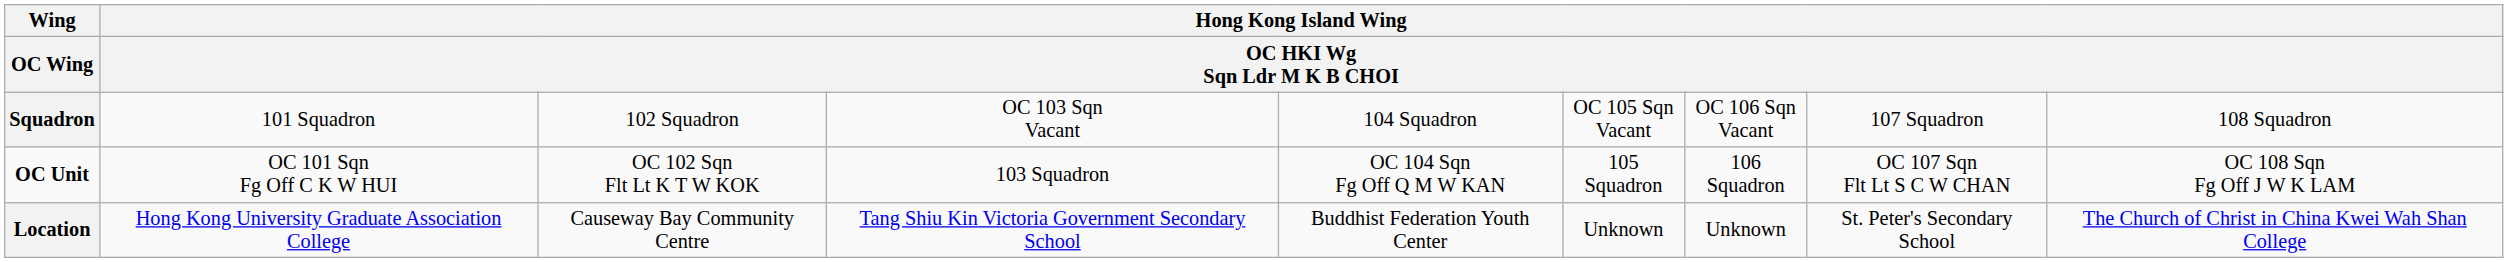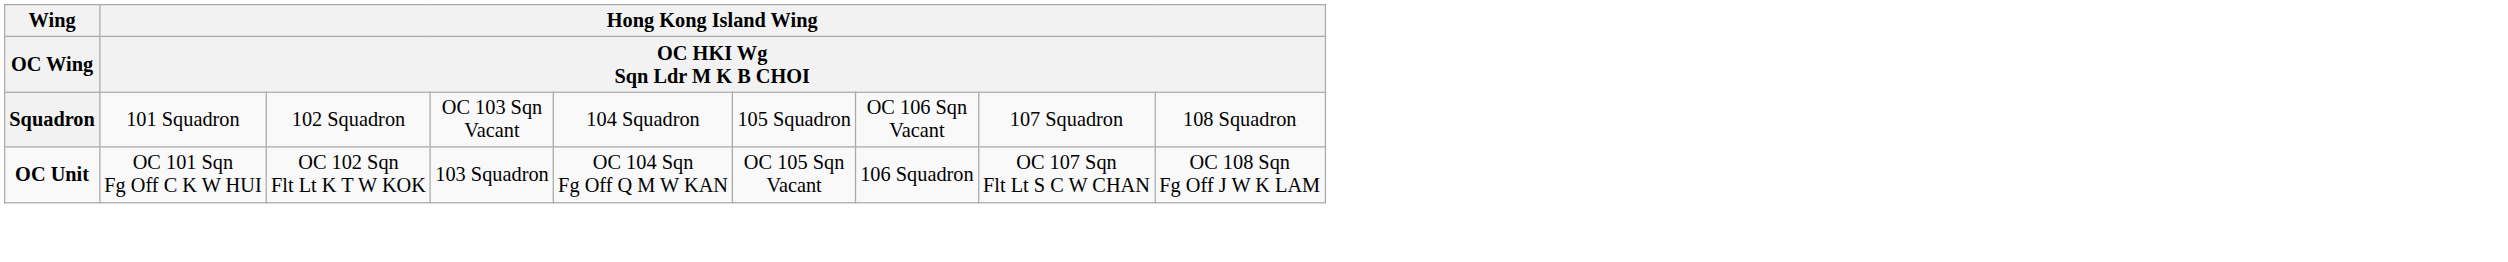(1623, 119) OC 105 Sqn Vacant -> (794, 119) 105 Squadron
(1623, 174) 105 Squadron -> (794, 174) OC 105 Sqn Vacant
- row: (52, 229)
